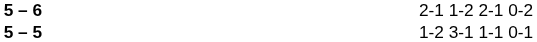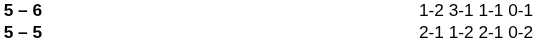(476, 10) 2-1 1-2 2-1 0-2 -> (476, 10) 1-2 3-1 1-1 0-1
(476, 32) 1-2 3-1 1-1 0-1 -> (476, 32) 2-1 1-2 2-1 0-2
